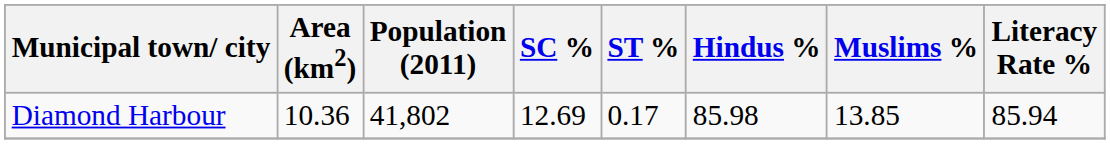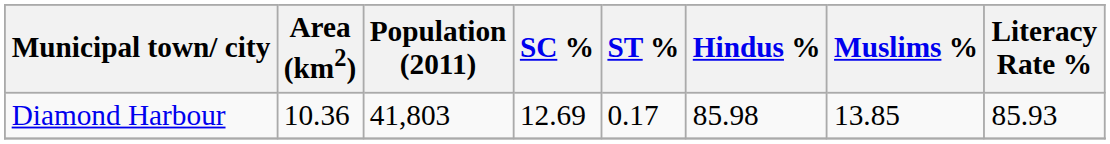(410, 115) 41,802 -> (410, 115) 41,803
(1024, 115) 85.94 -> (1024, 115) 85.93
